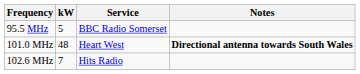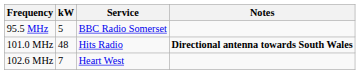(101, 45) Heart West -> (101, 45) Hits Radio
(101, 61) Hits Radio -> (101, 61) Heart West
